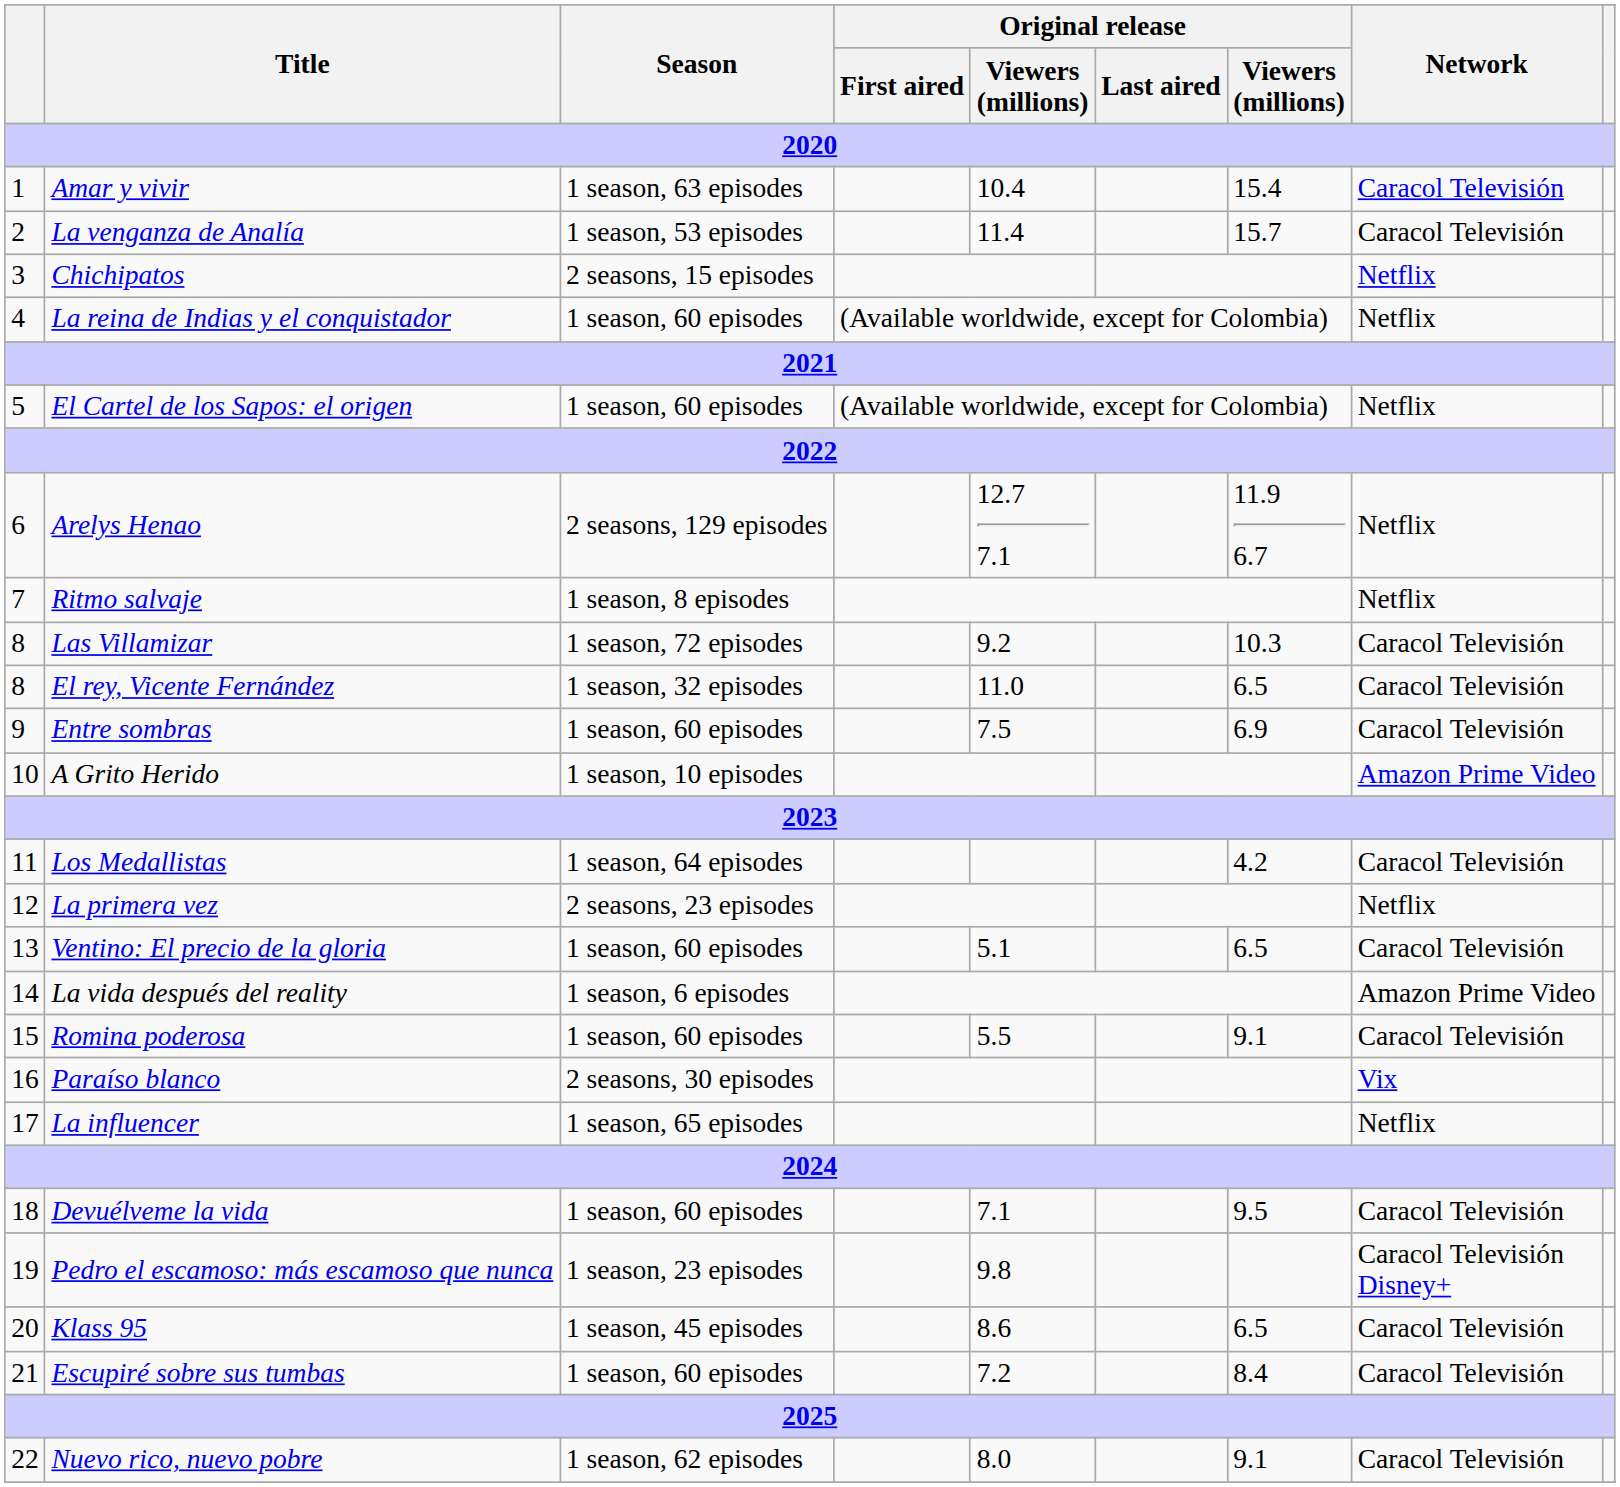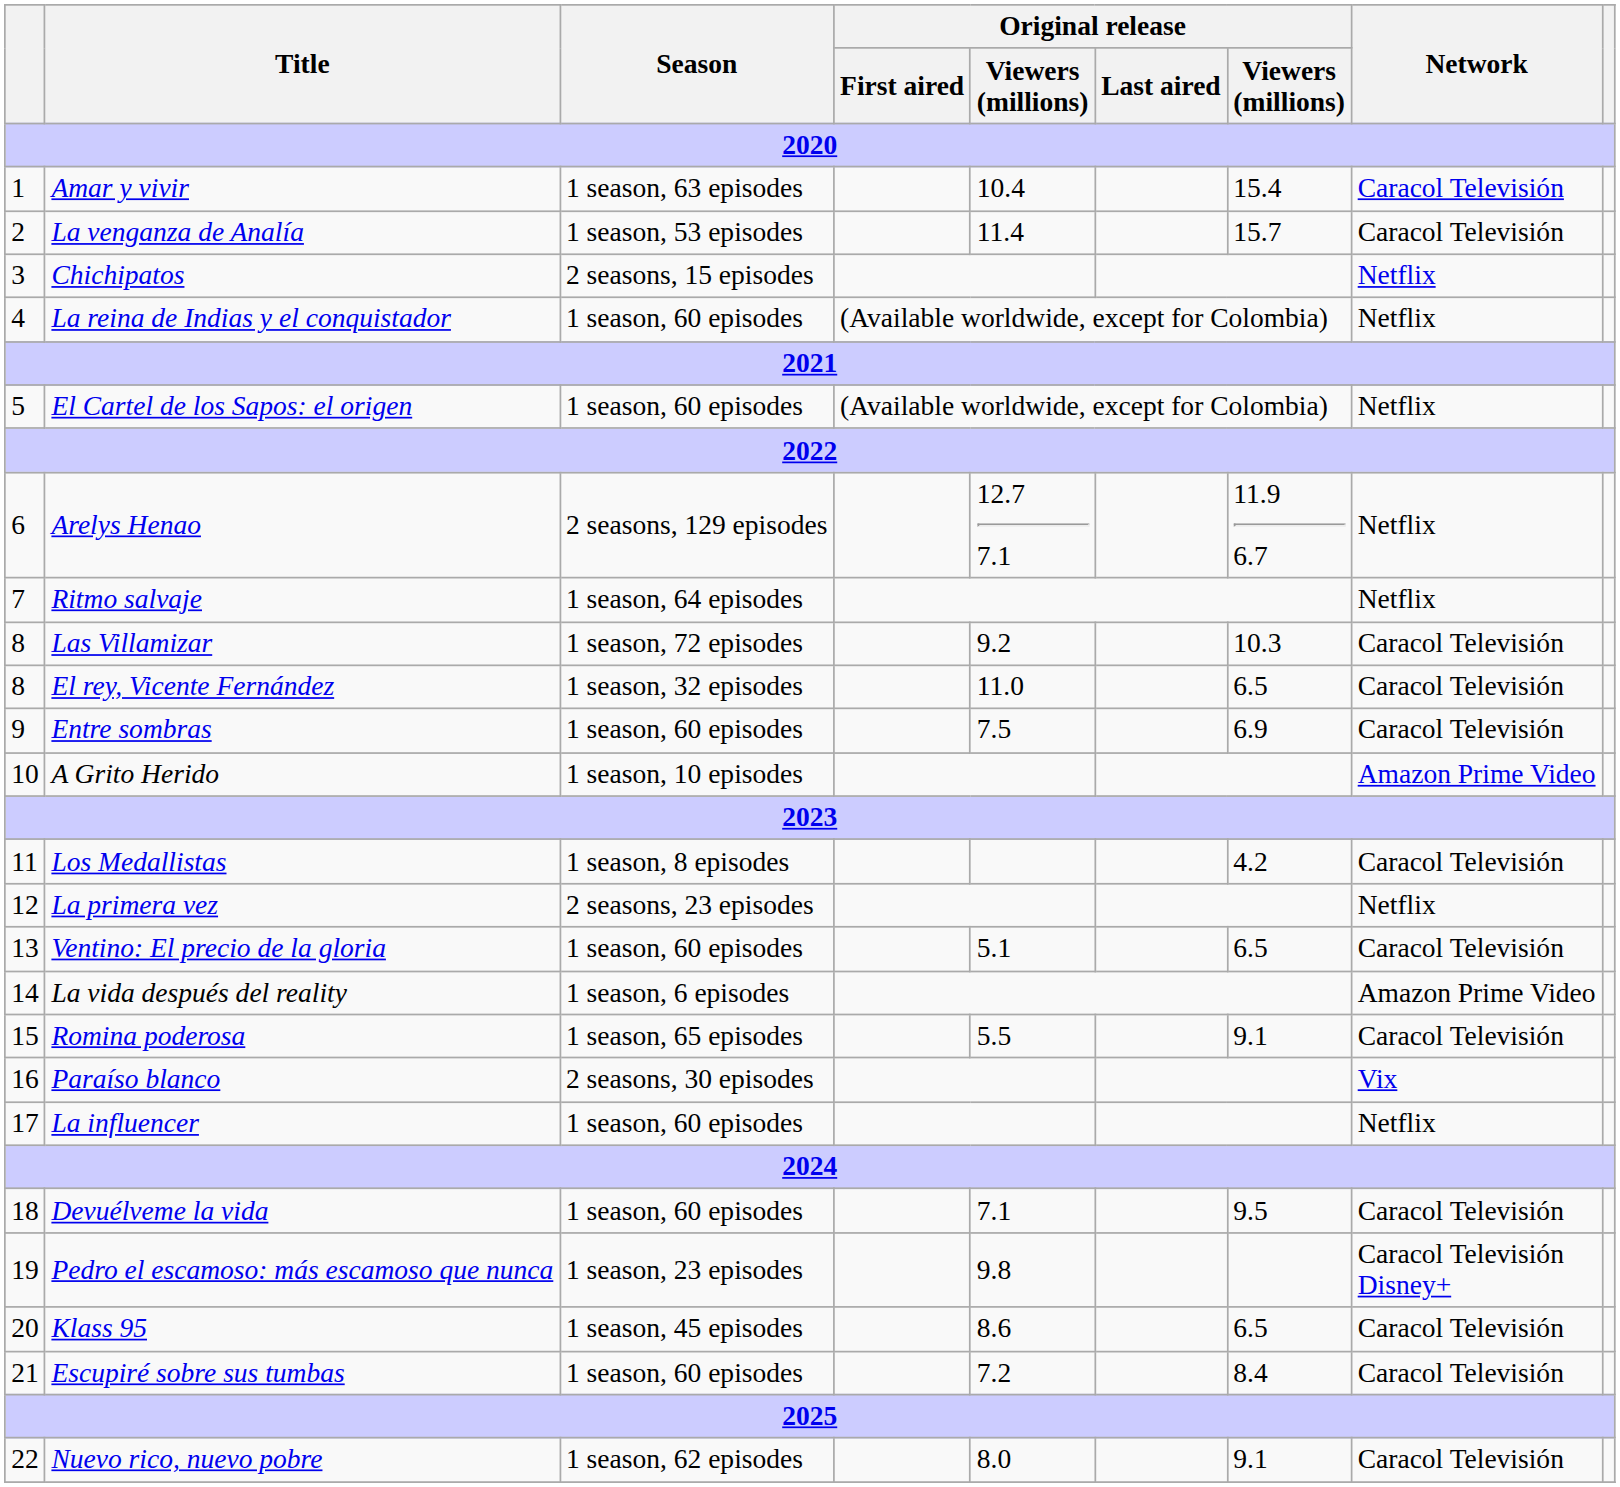(678, 599) 1 season, 8 episodes -> (684, 599) 1 season, 64 episodes
(684, 861) 1 season, 64 episodes -> (678, 861) 1 season, 8 episodes
(684, 1035) 1 season, 60 episodes -> (684, 1035) 1 season, 65 episodes
(684, 1123) 1 season, 65 episodes -> (684, 1123) 1 season, 60 episodes
